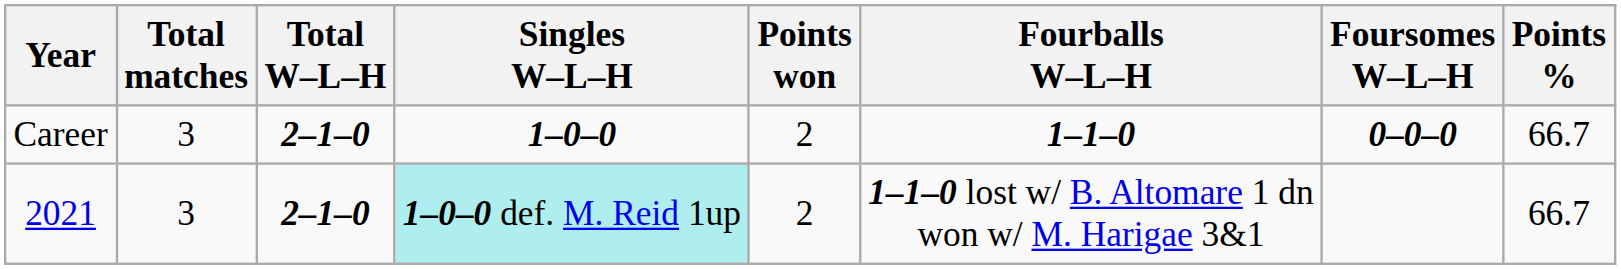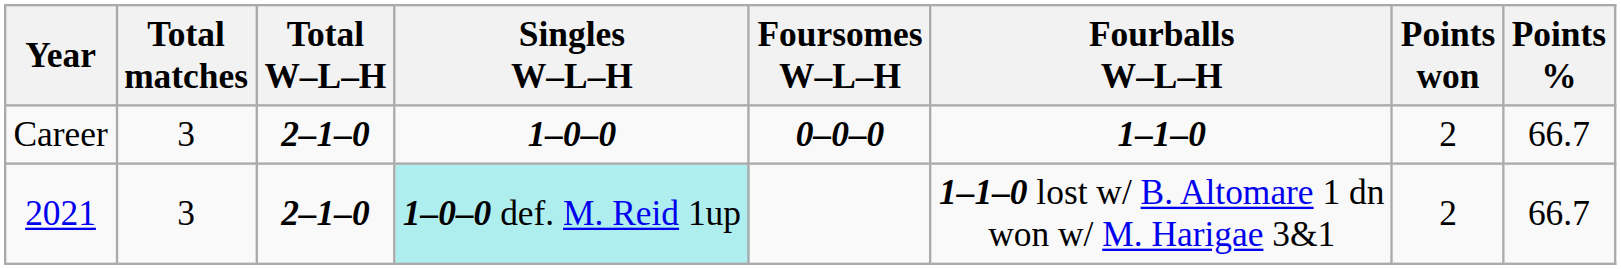columns swapped: (1413, 54) <-> (805, 54)
